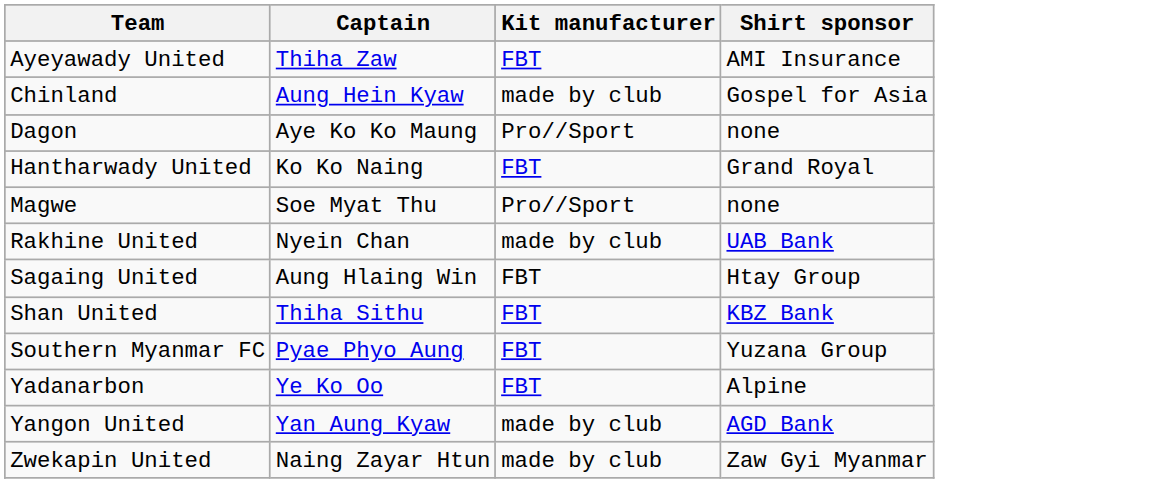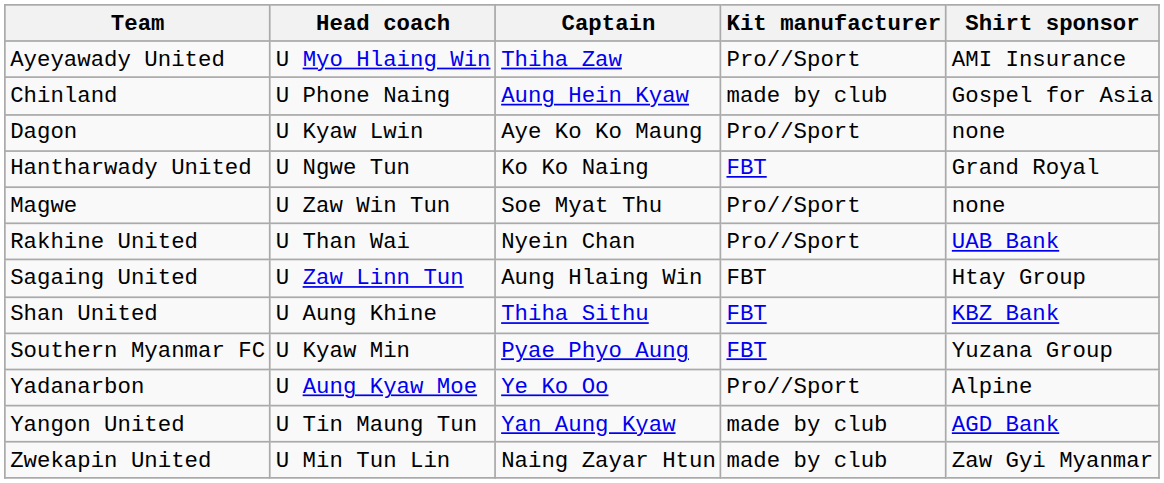+ column: (383, 23)
(521, 60) FBT -> (794, 60) Pro//Sport
(582, 242) made by club -> (794, 242) Pro//Sport
(521, 388) FBT -> (794, 388) Pro//Sport
